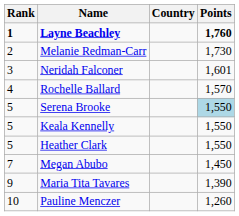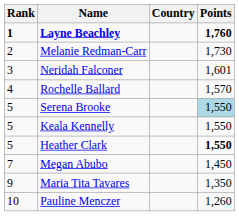(218, 145) normal -> (218, 145) bold
(218, 182) 1,390 -> (218, 182) 1,350
